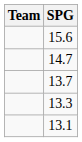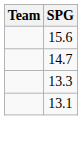- row: (60, 81)
